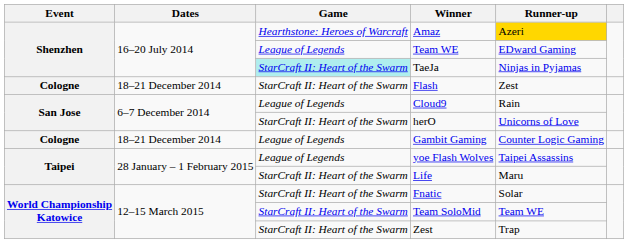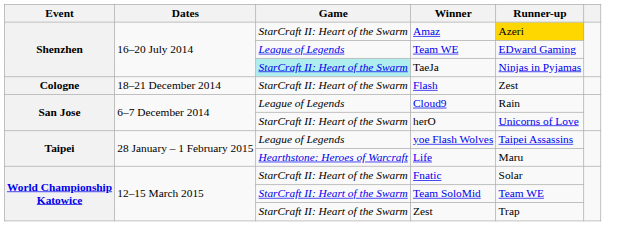(333, 31) Hearthstone: Heroes of Warcraft -> (333, 31) StarCraft II: Heart of the Swarm
- row: (450, 139)
(333, 175) StarCraft II: Heart of the Swarm -> (333, 157) Hearthstone: Heroes of Warcraft
